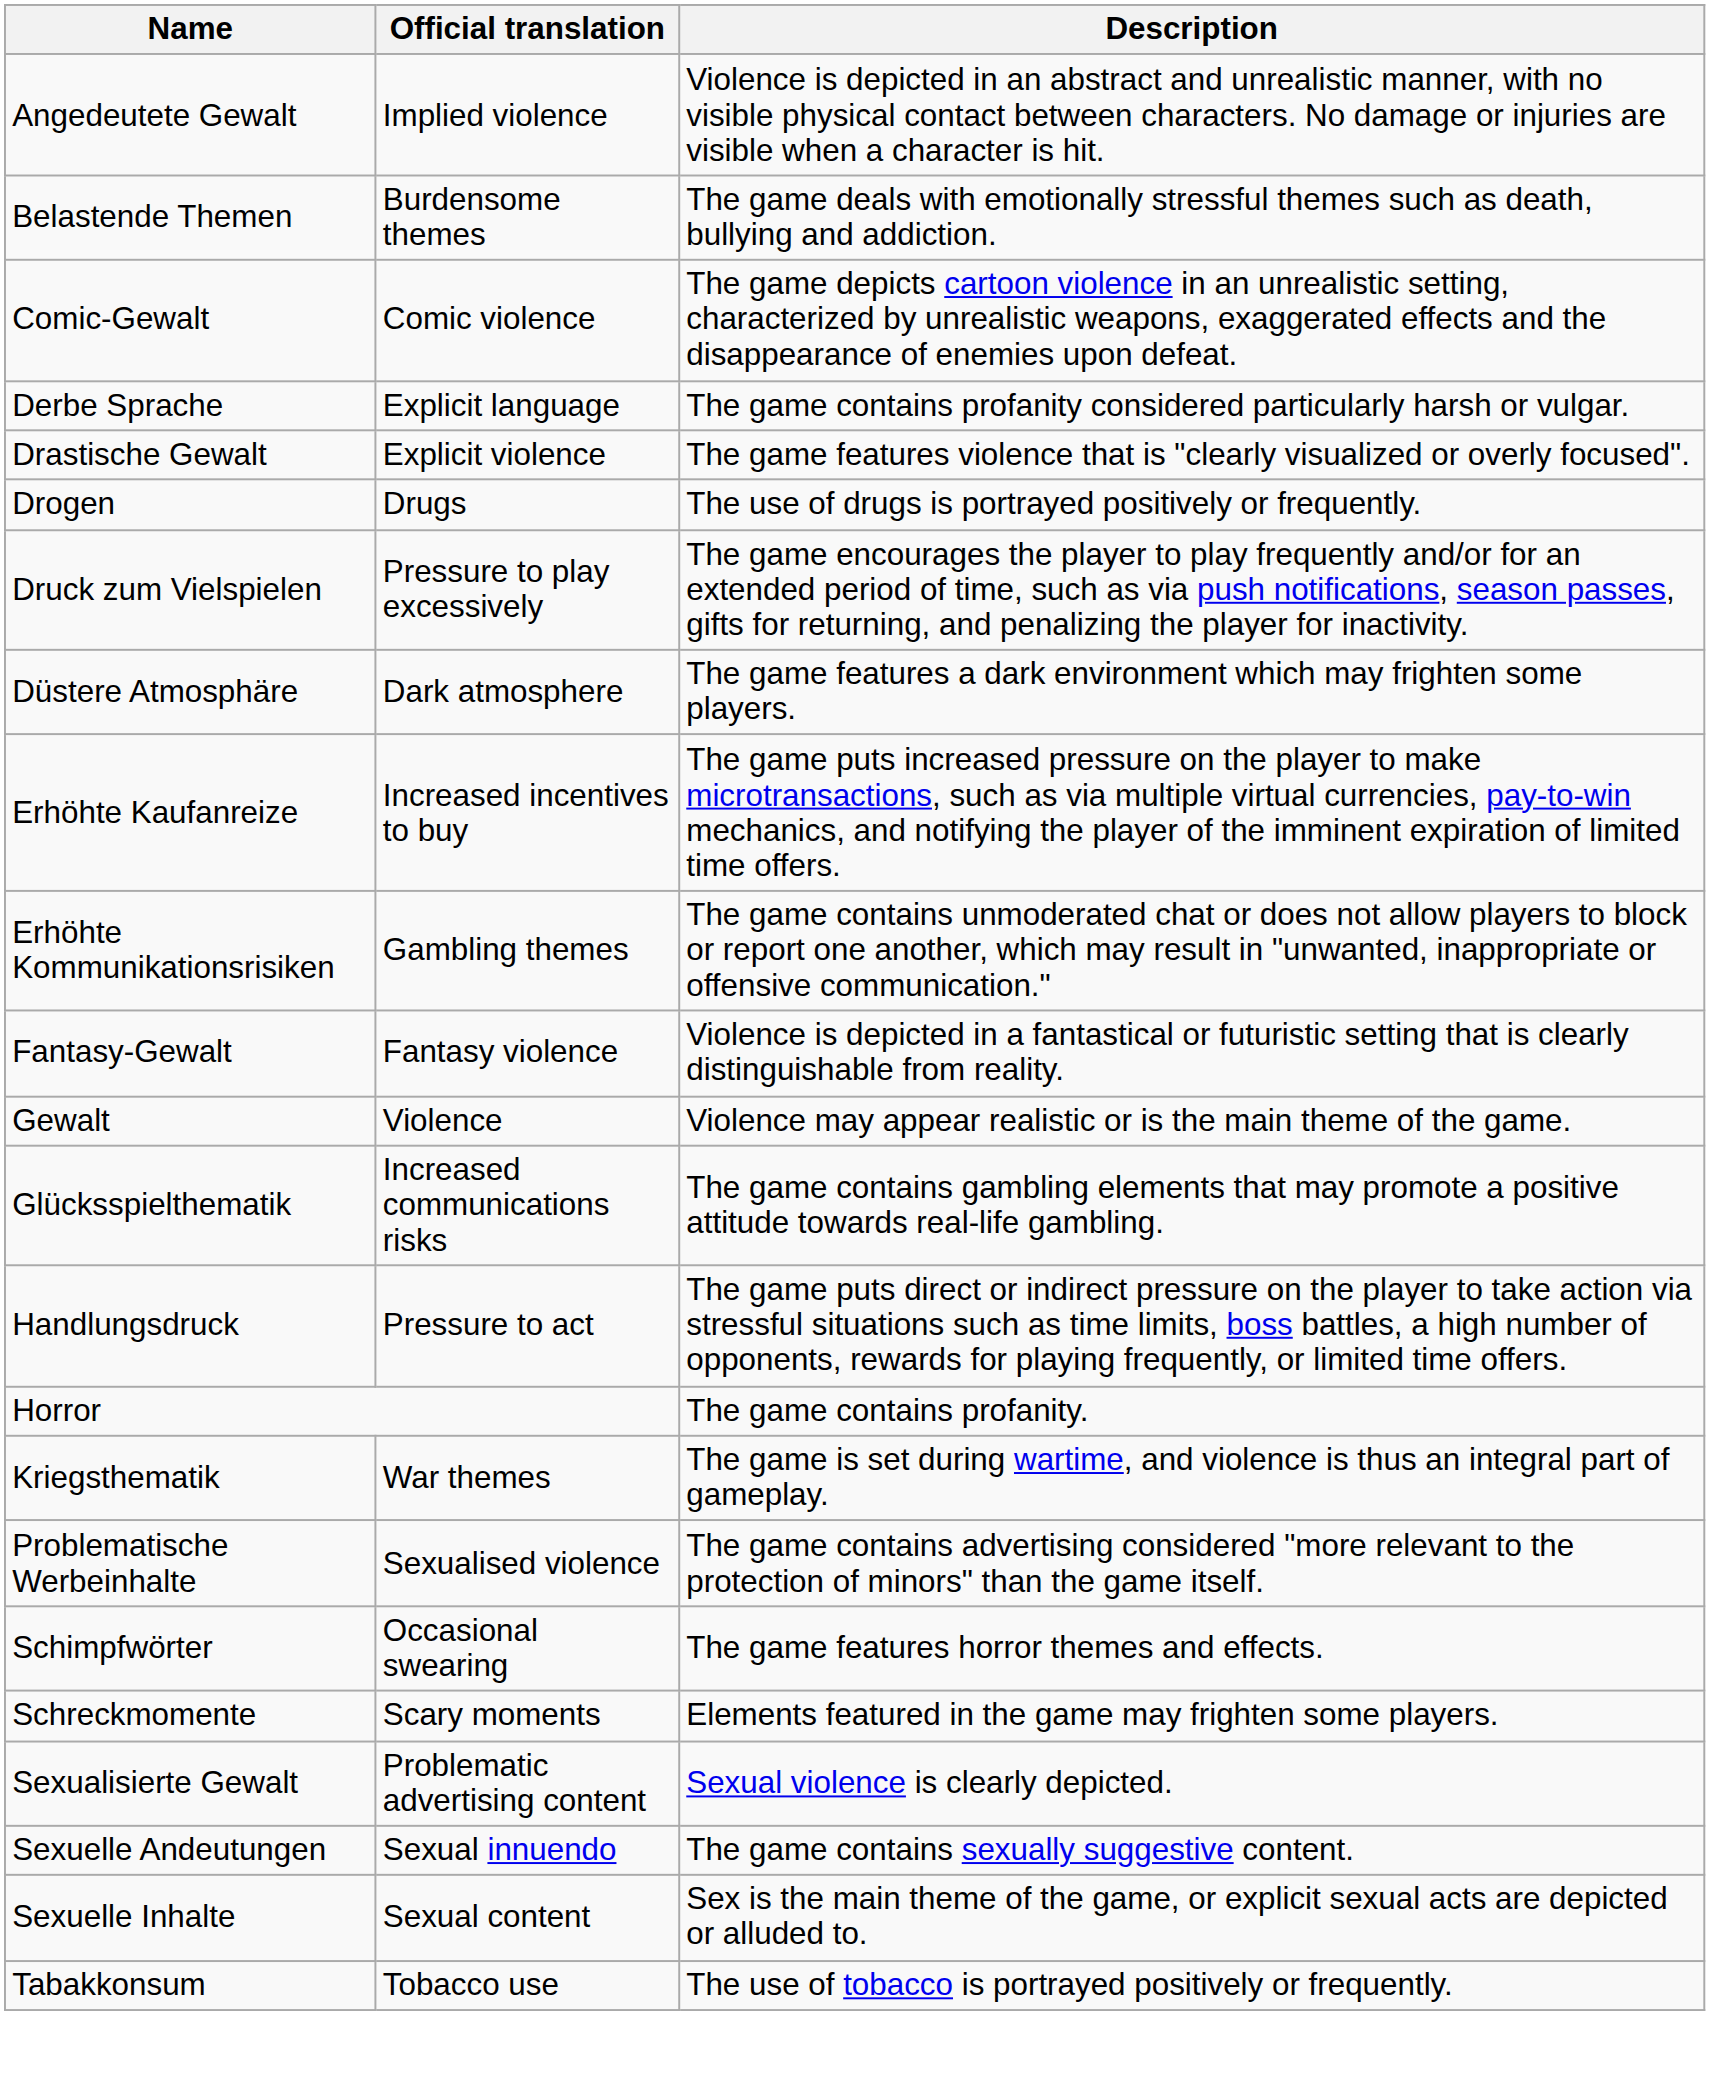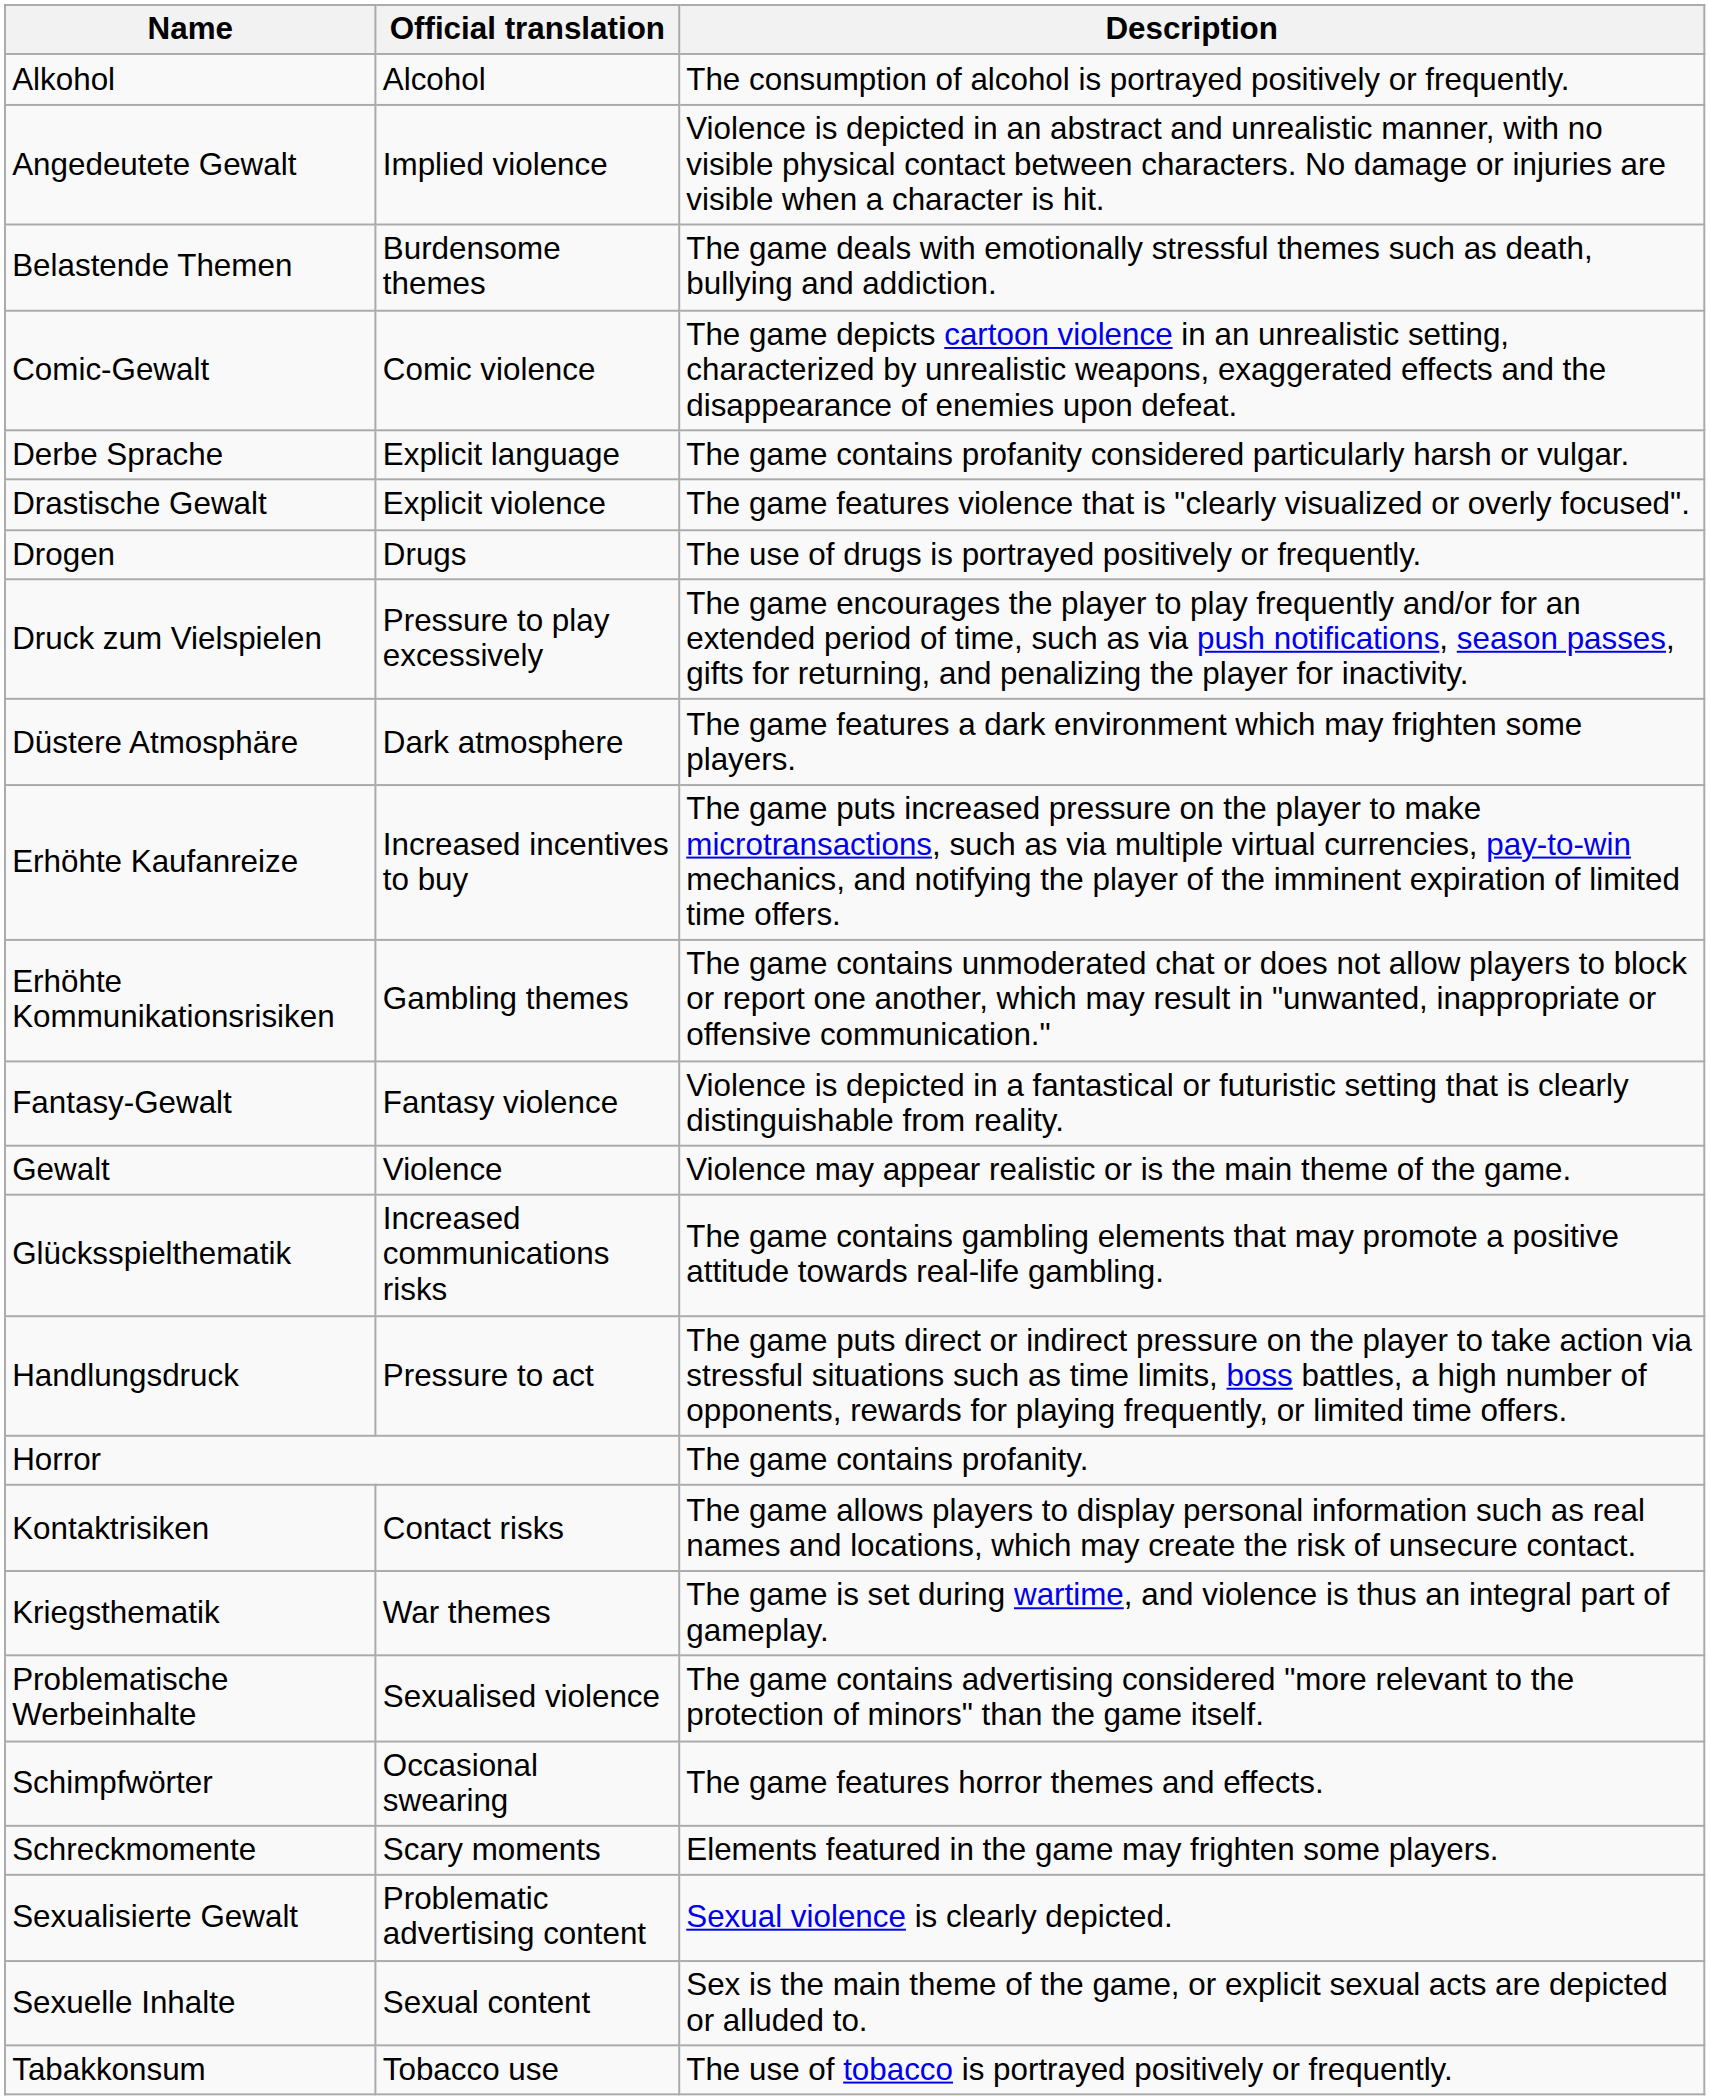+ row: (64, 79)
+ row: (111, 1527)
- row: (169, 1849)
